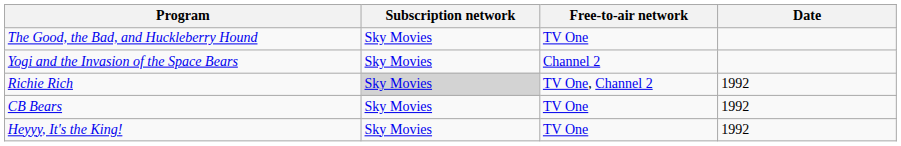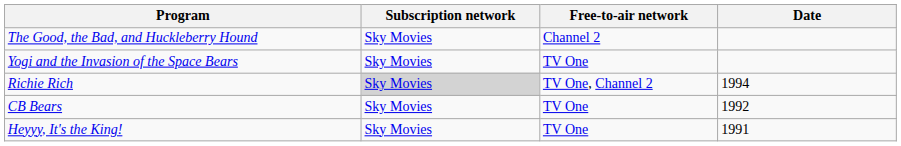(566, 38) TV One -> (572, 38) Channel 2
(572, 61) Channel 2 -> (566, 61) TV One
(735, 84) 1992 -> (735, 84) 1994
(735, 129) 1992 -> (735, 129) 1991
